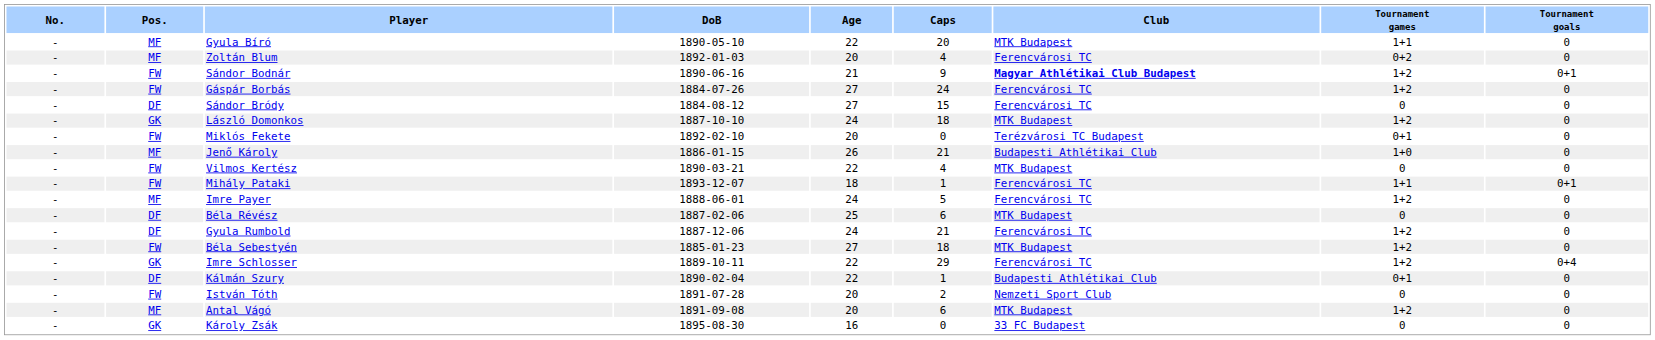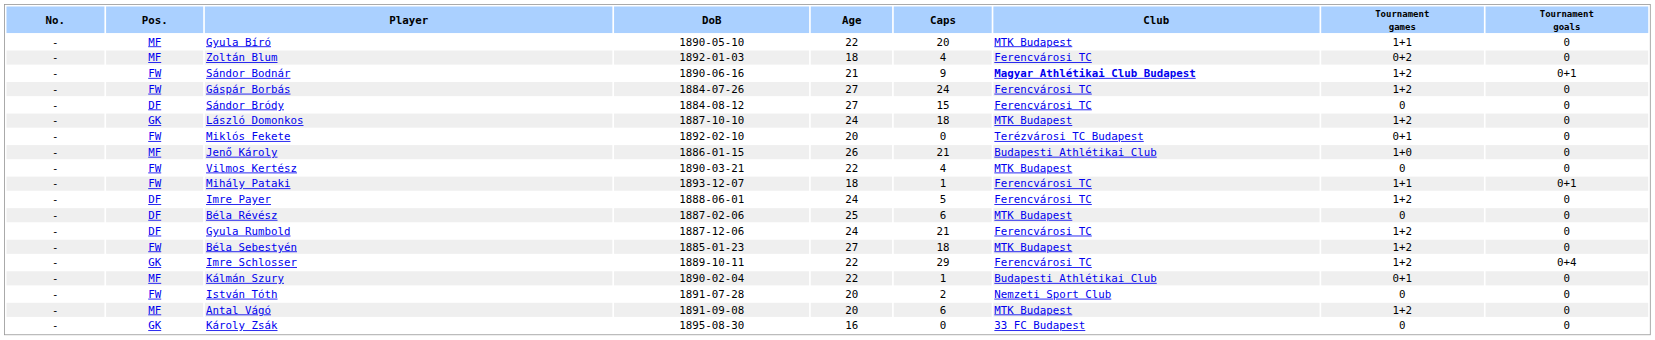(852, 58) 20 -> (852, 58) 18
(155, 199) MF -> (155, 199) DF
(155, 278) DF -> (155, 278) MF
